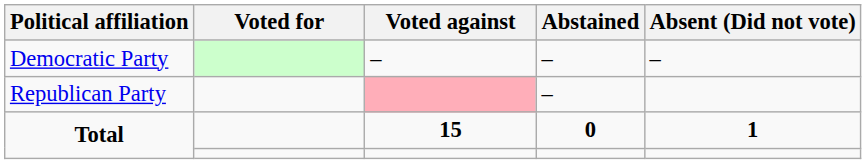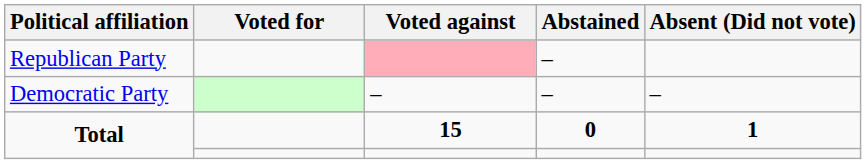rows swapped: (89, 58) <-> (88, 93)
